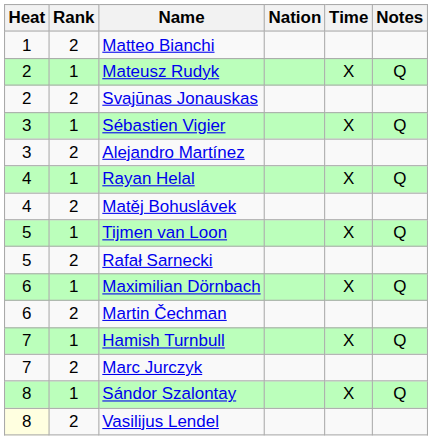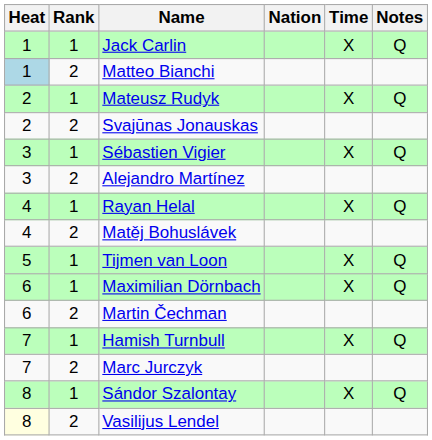+ row: (144, 44)
(27, 44) no background -> (27, 71) lightblue background
- row: (157, 260)
